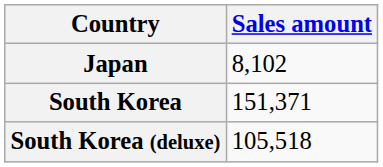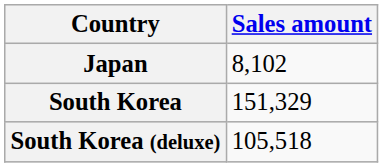(272, 102) 151,371 -> (272, 102) 151,329
